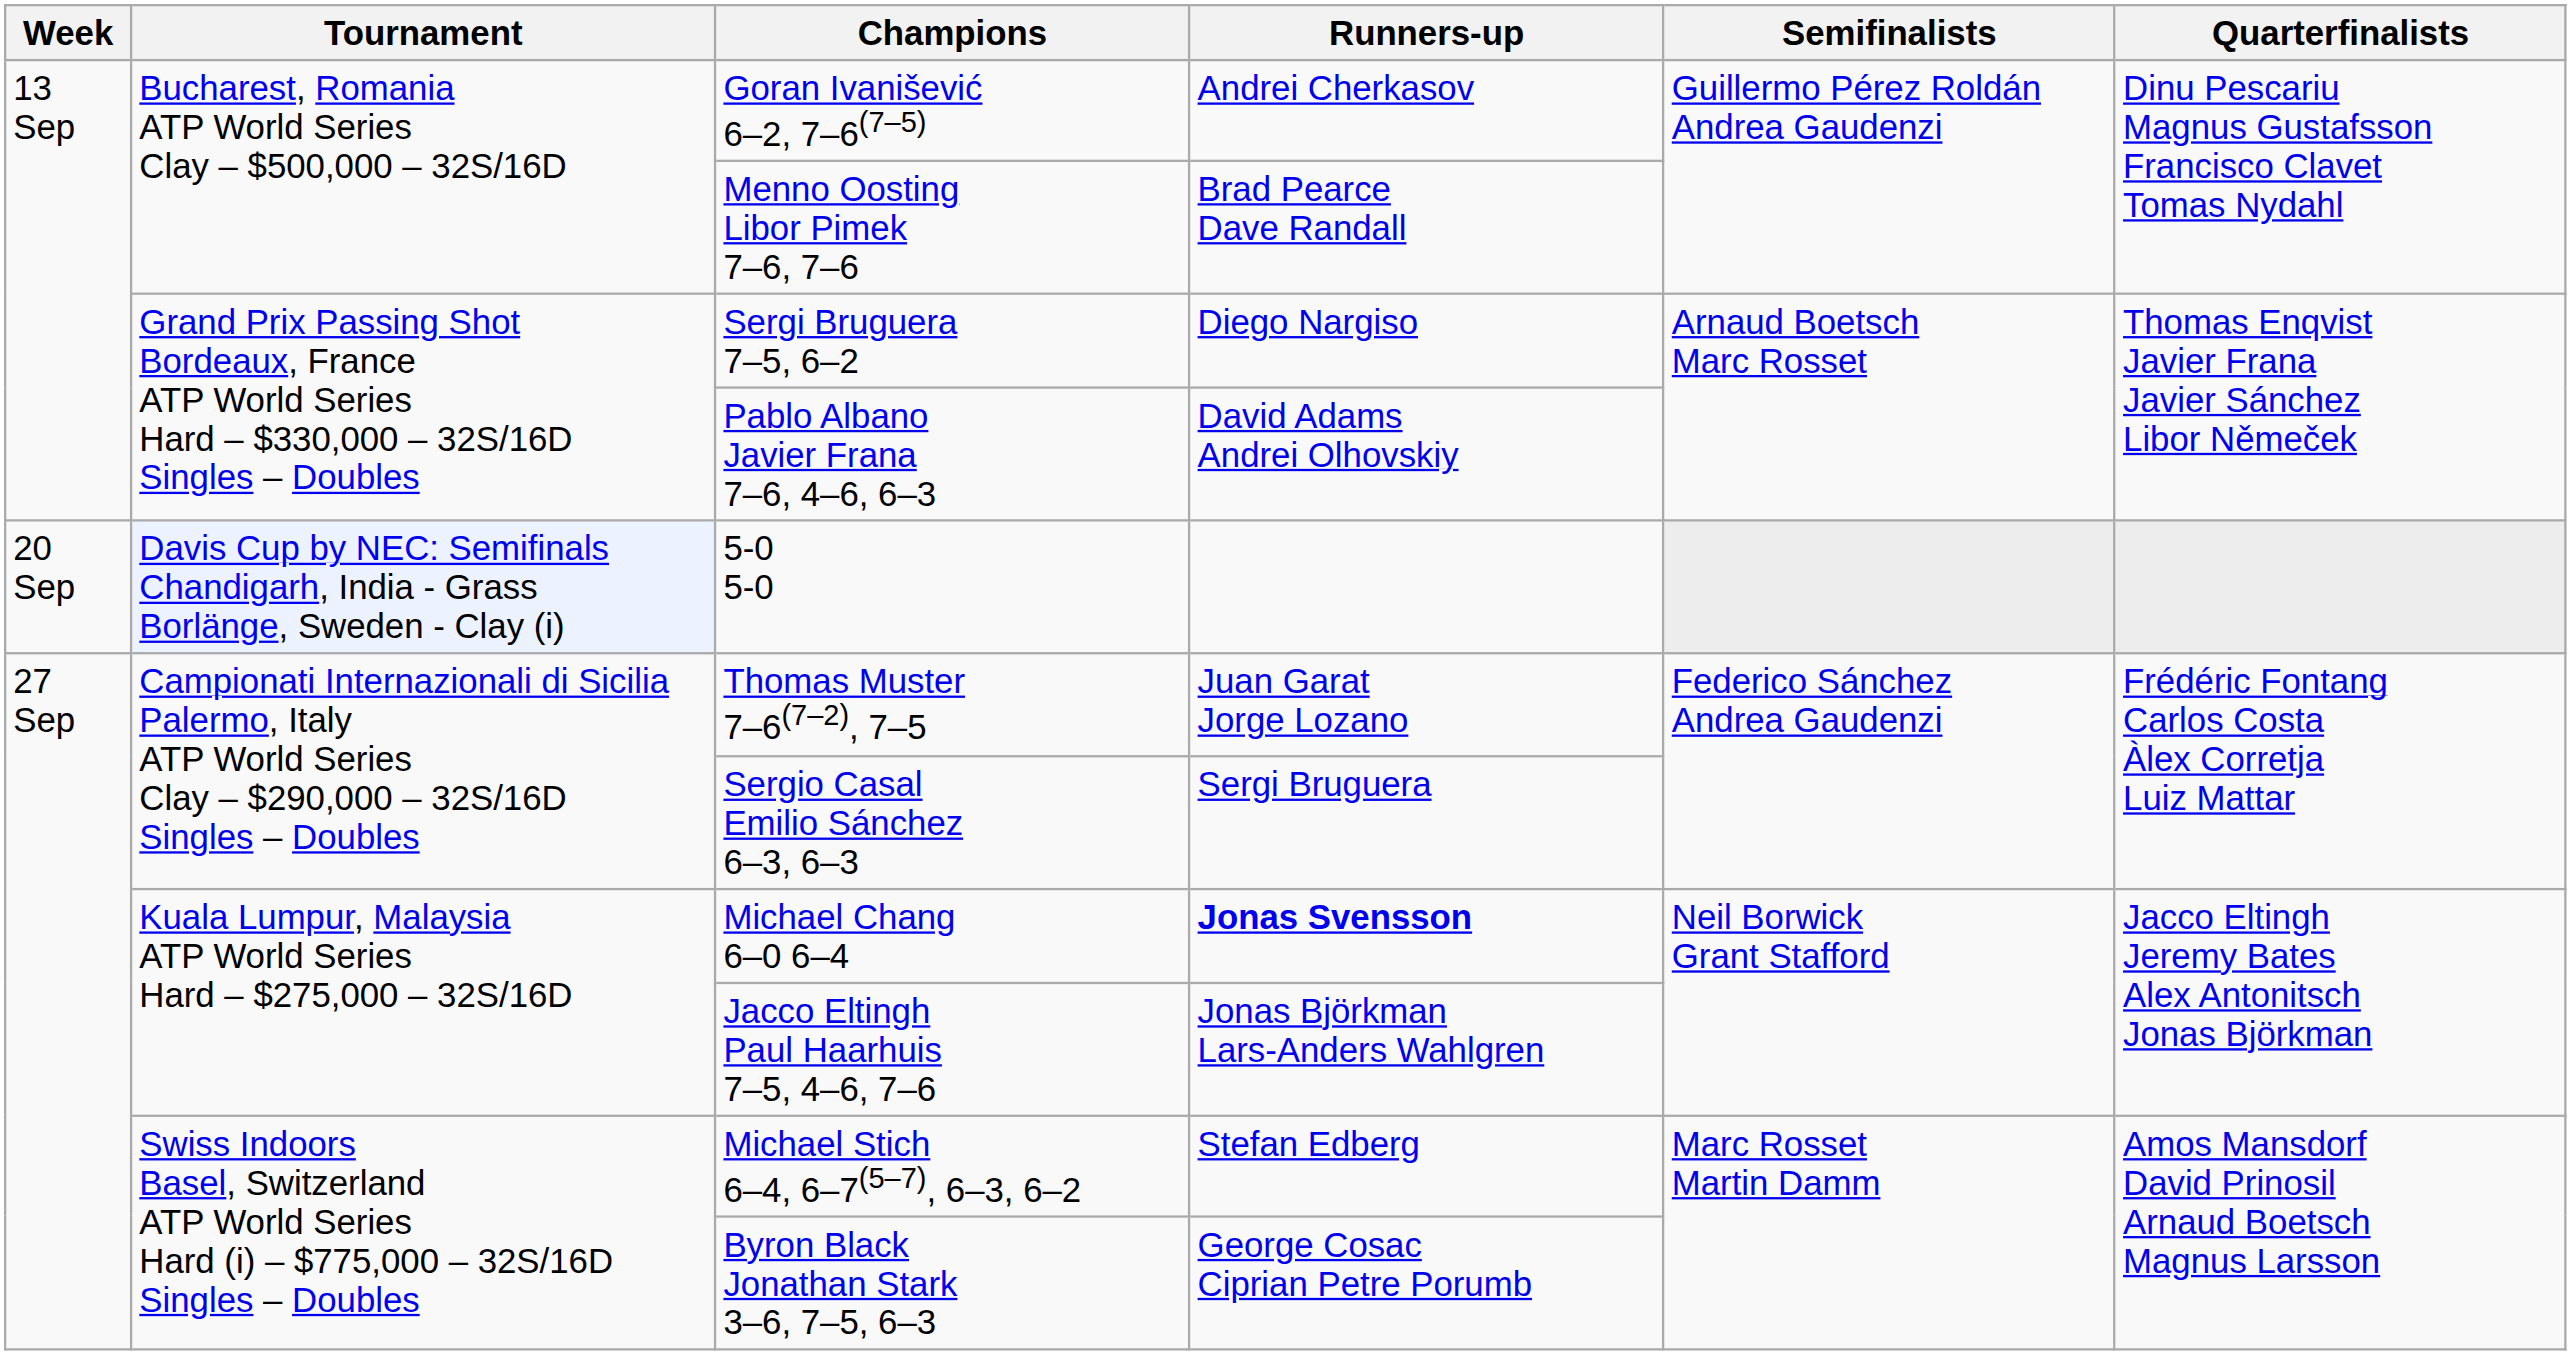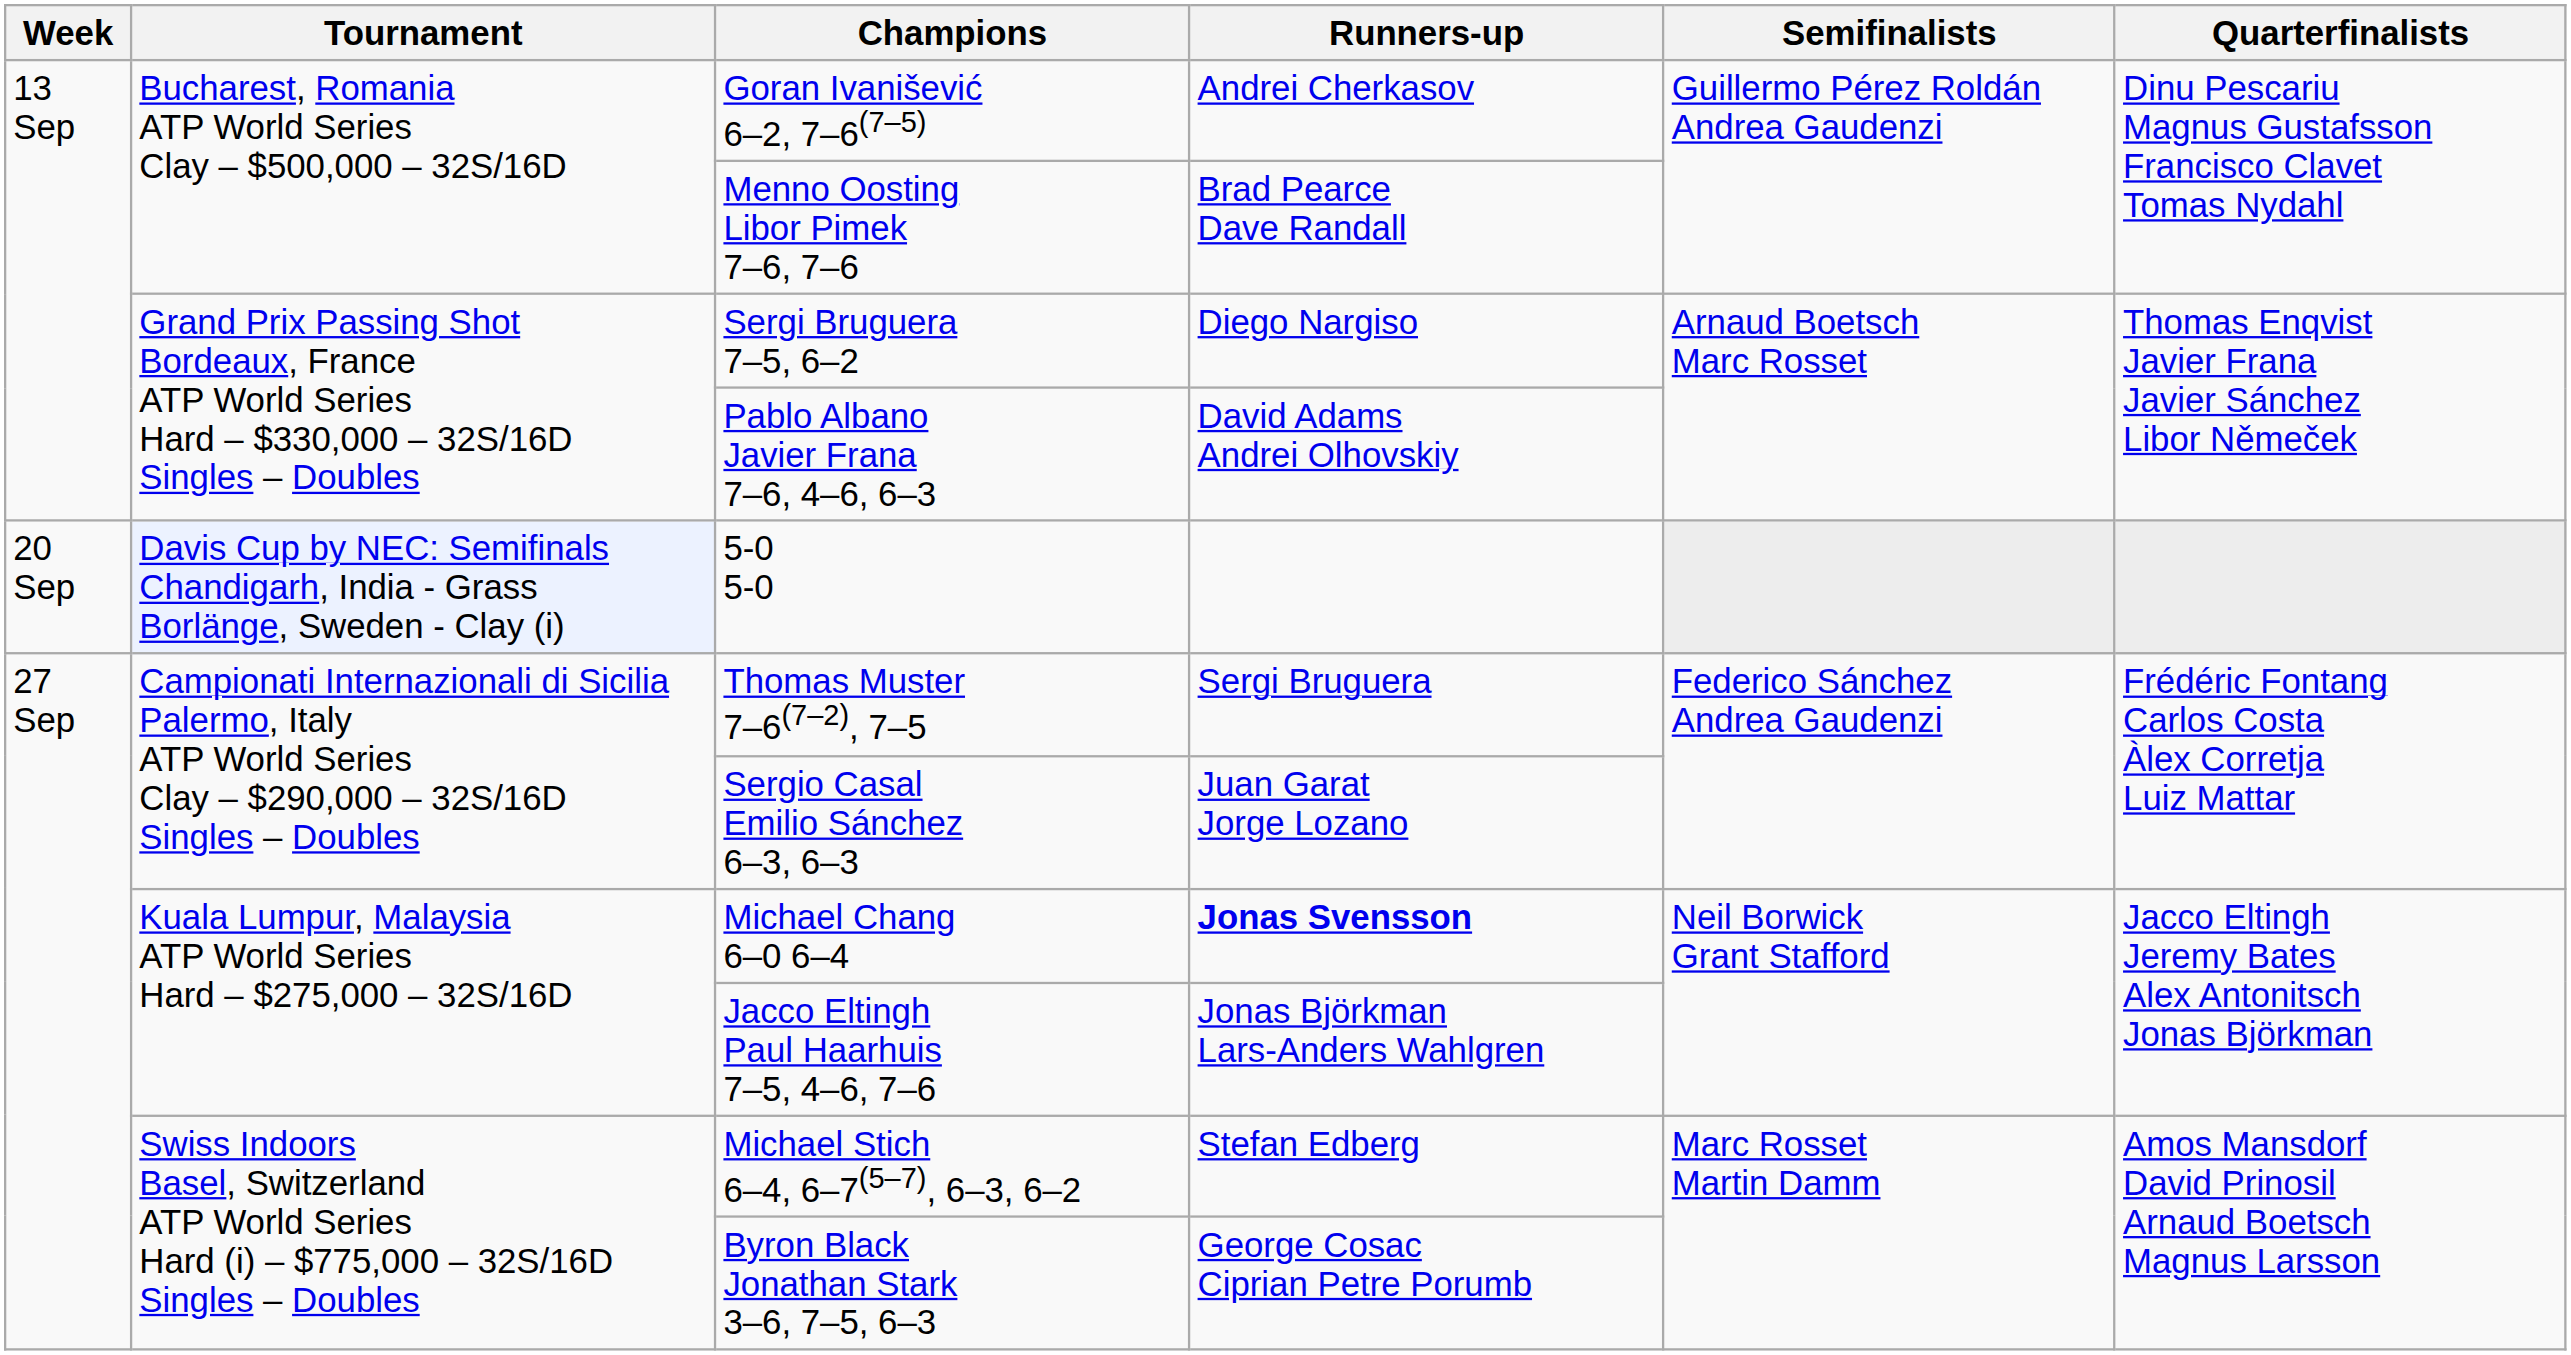(1303, 701) Juan Garat Jorge Lozano -> (1315, 682) Sergi Bruguera
(1315, 783) Sergi Bruguera -> (1303, 802) Juan Garat Jorge Lozano
